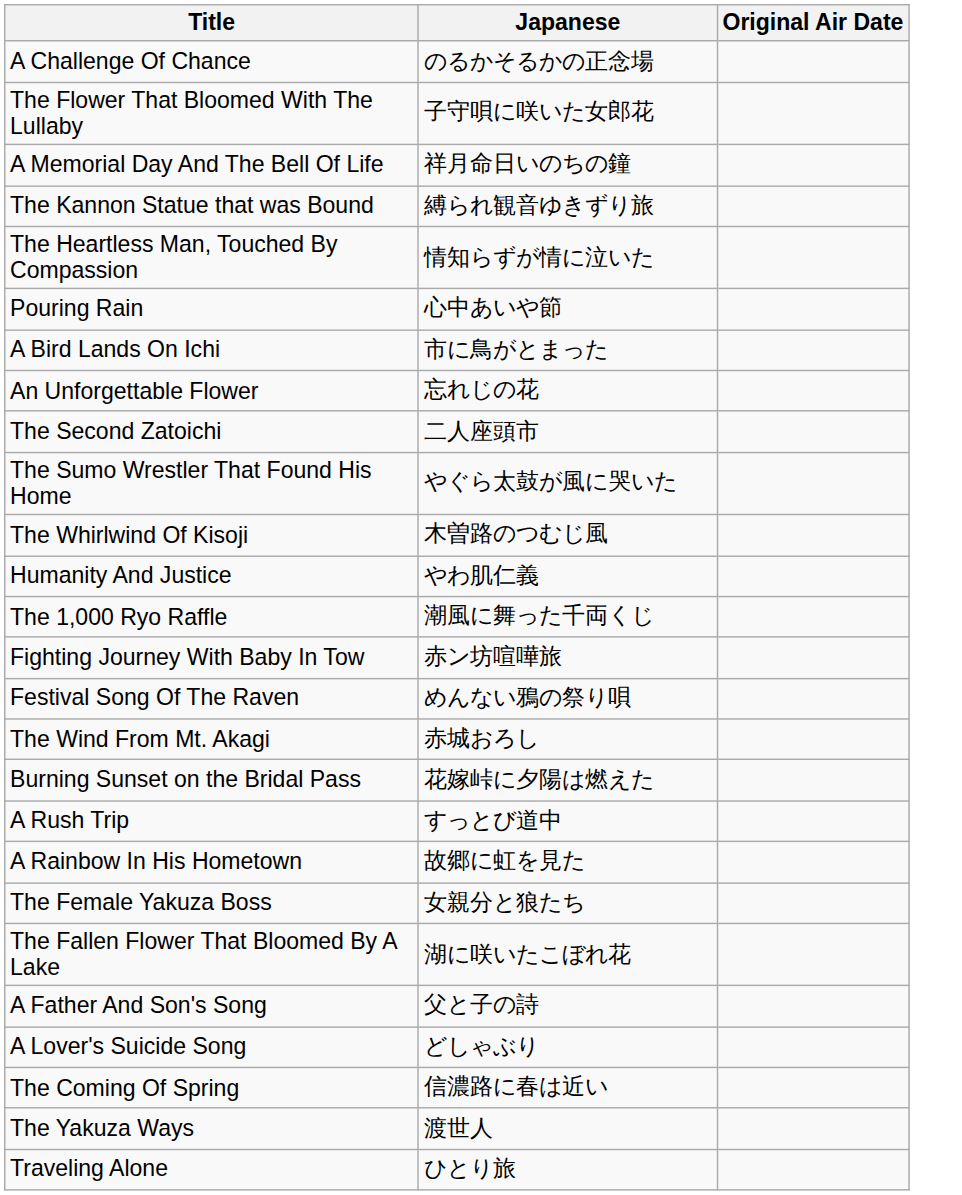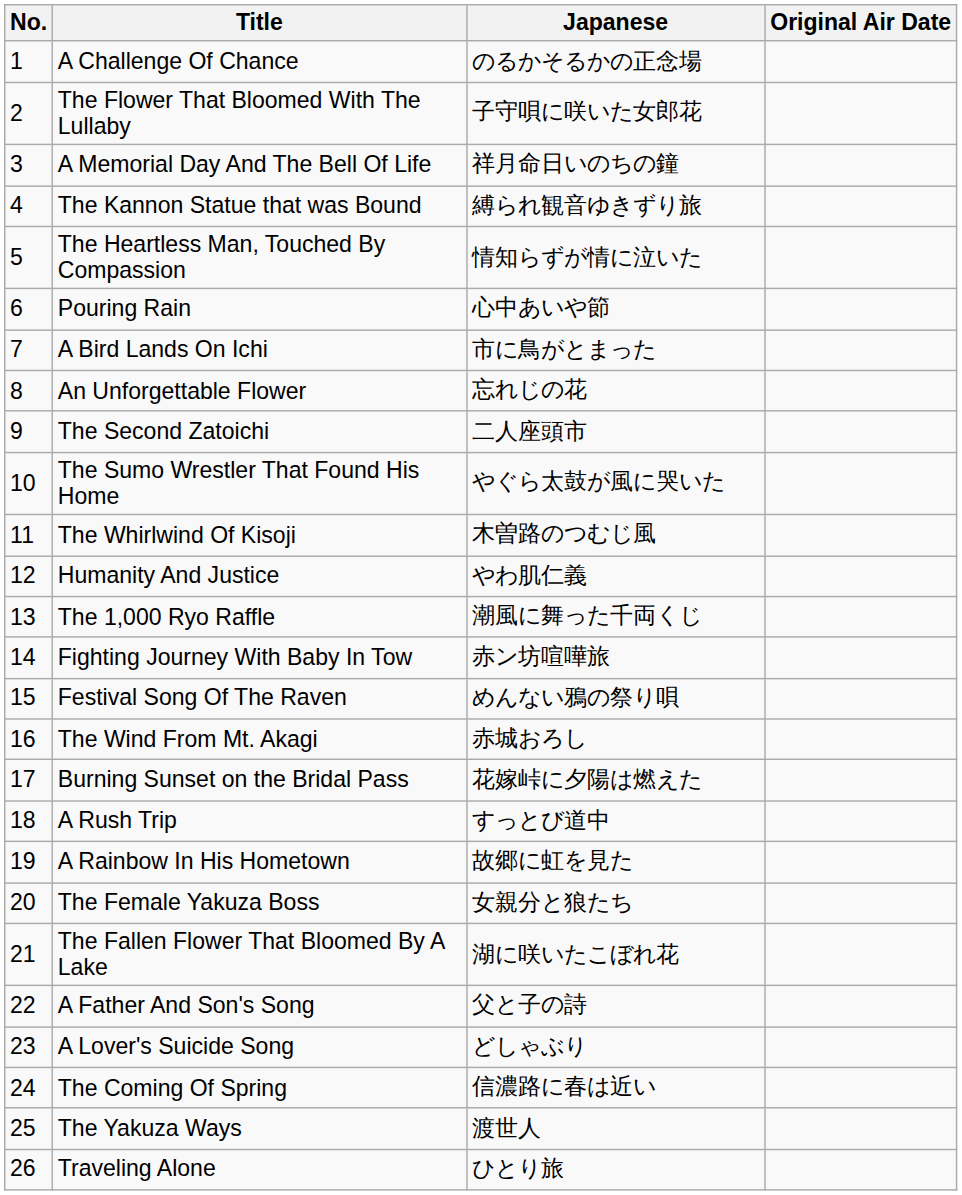+ column: (29, 22)
